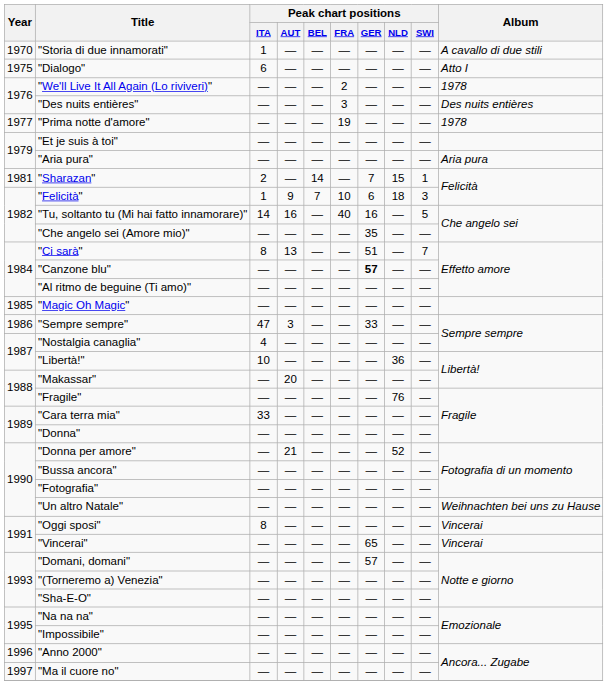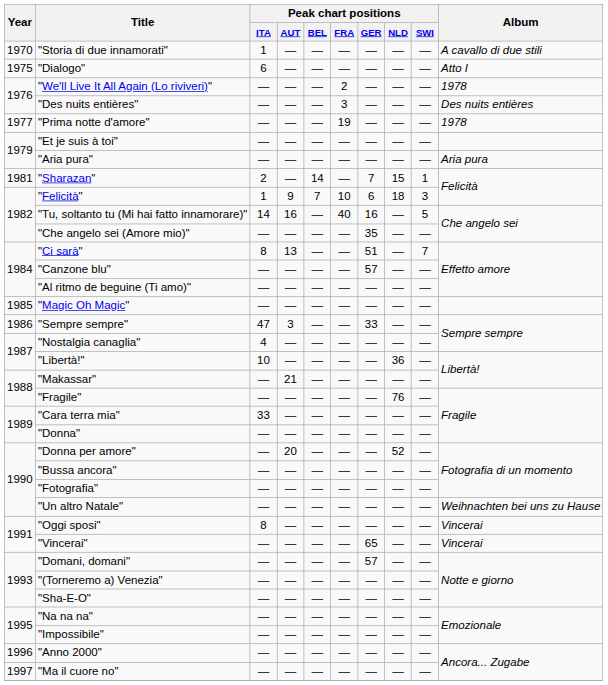(371, 269) bold -> (371, 269) normal
(290, 379) 20 -> (290, 379) 21
(290, 452) 21 -> (290, 452) 20
